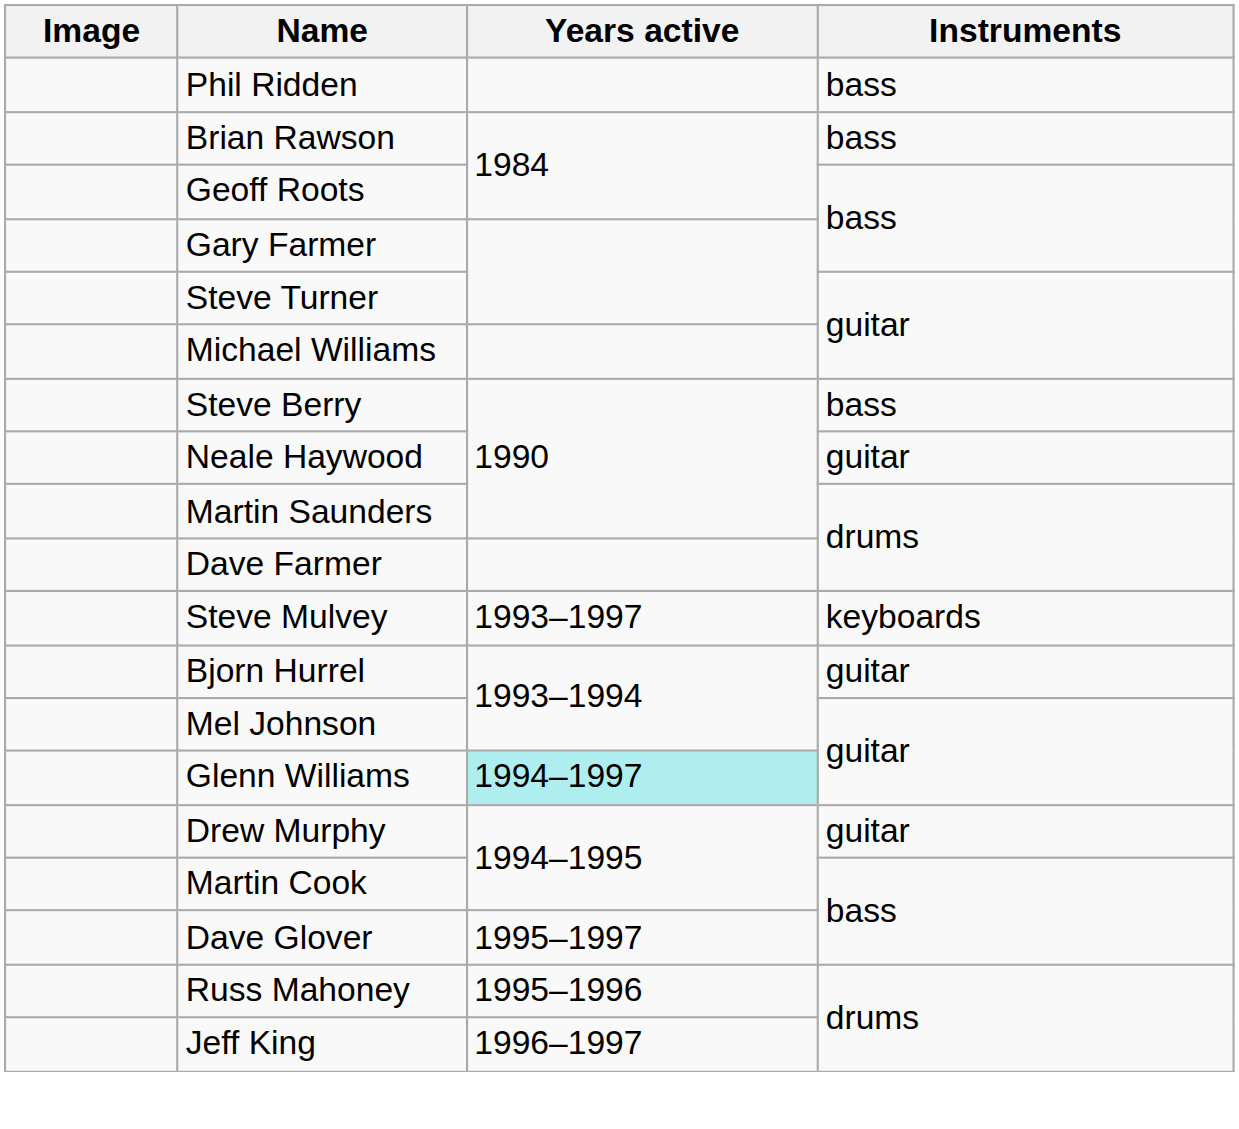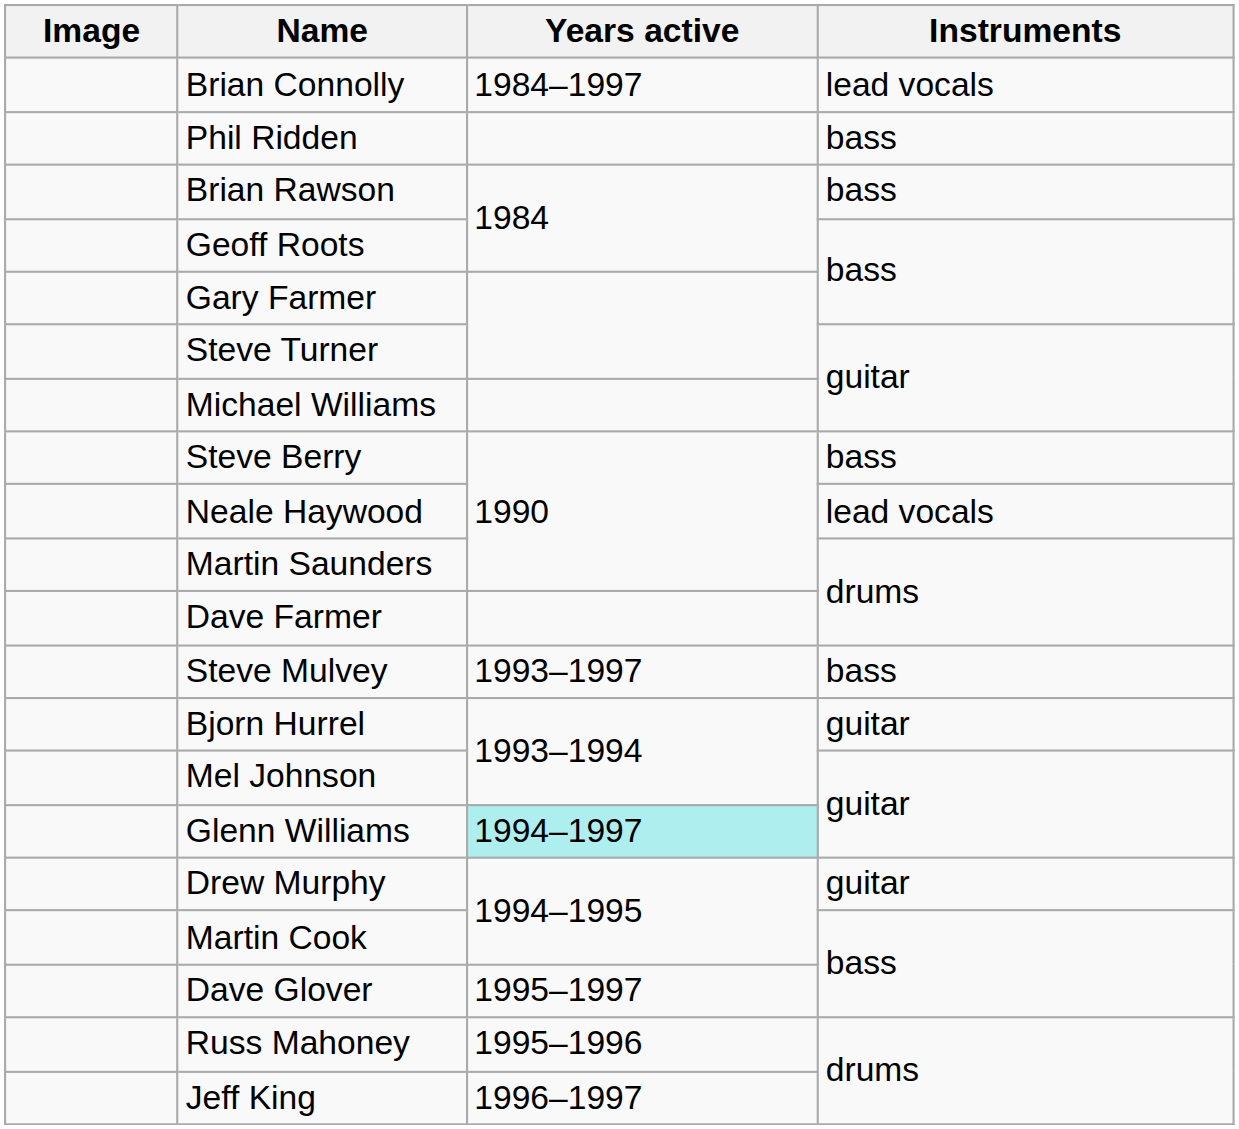+ row: (295, 84)
(868, 457) guitar -> (910, 510) lead vocals
(903, 617) keyboards -> (861, 670) bass
